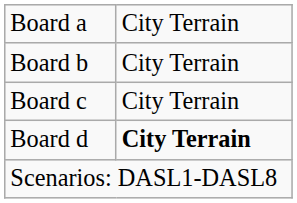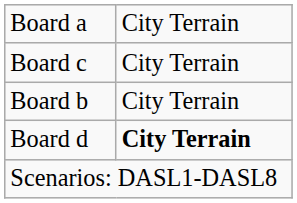rows swapped: (49, 62) <-> (49, 100)
